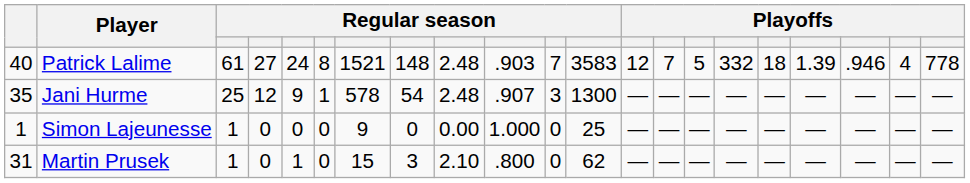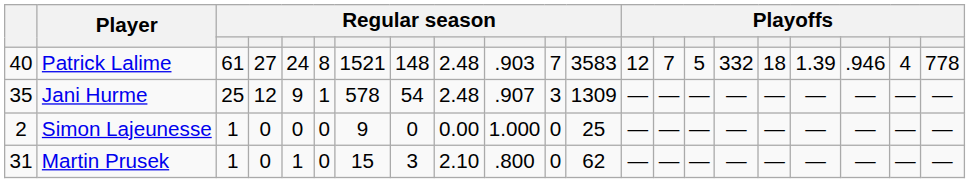(594, 95) 1300 -> (594, 95) 1309
(21, 128) 1 -> (21, 128) 2
